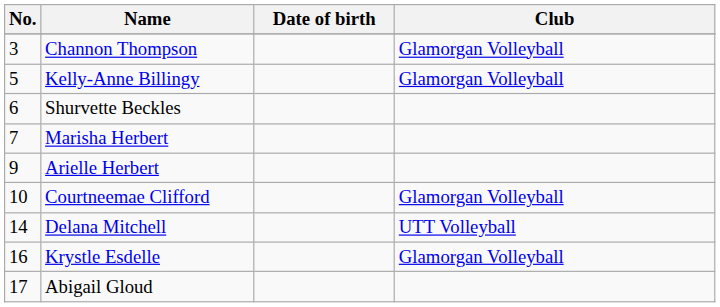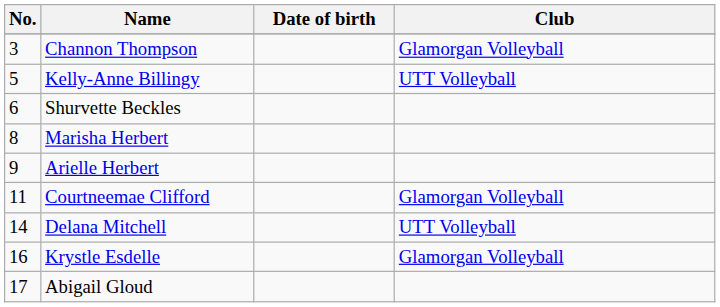(481, 78) Glamorgan Volleyball -> (457, 78) UTT Volleyball
(14, 138) 7 -> (14, 138) 8
(18, 197) 10 -> (18, 197) 11
